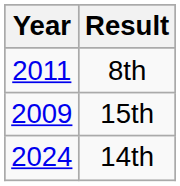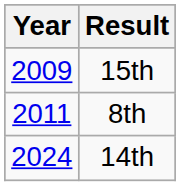rows swapped: (127, 113) <-> (127, 69)
